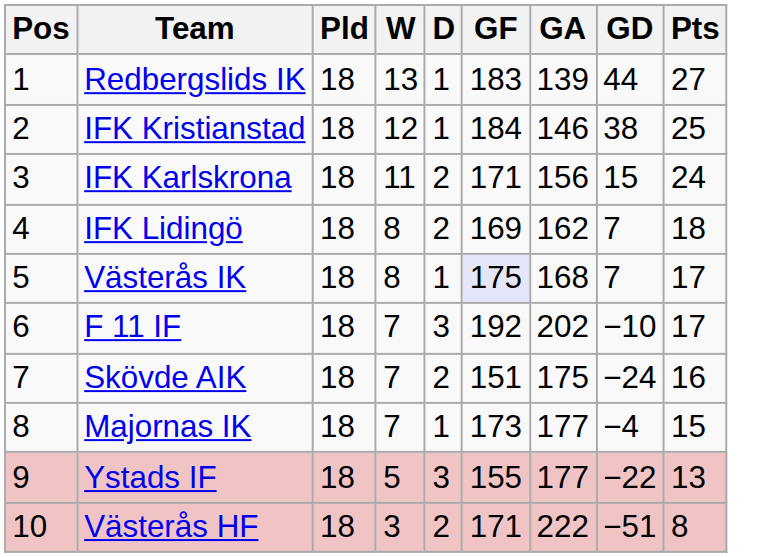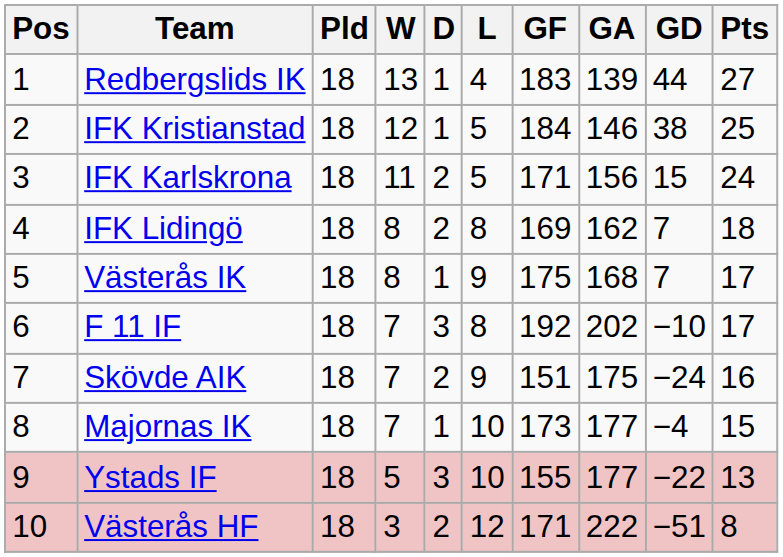+ column: (487, 29)
(496, 278) lavender background -> (545, 278) no background
